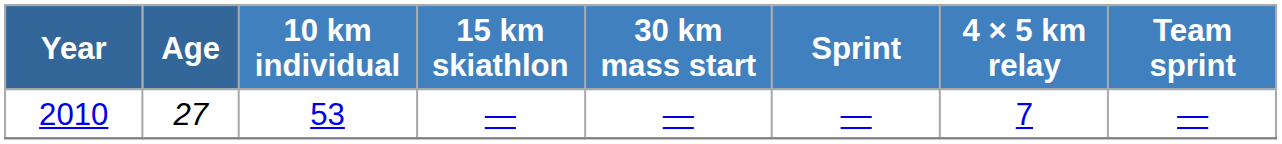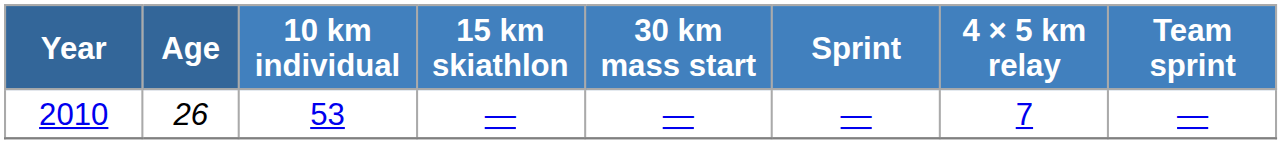(191, 114) 27 -> (191, 114) 26
